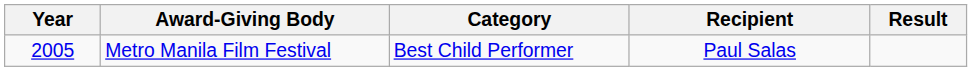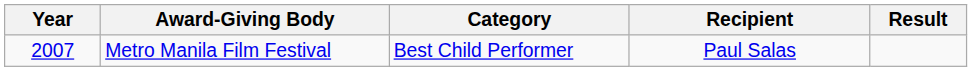(53, 50) 2005 -> (53, 50) 2007
